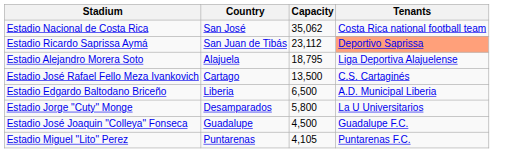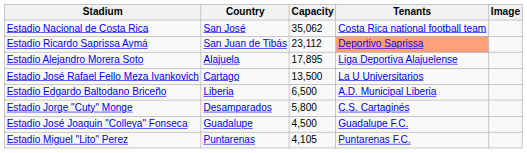+ column: (505, 12)
(307, 60) 18,795 -> (307, 60) 17,895
(374, 76) C.S. Cartaginés -> (381, 76) La U Universitarios
(381, 108) La U Universitarios -> (374, 108) C.S. Cartaginés
